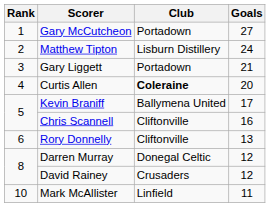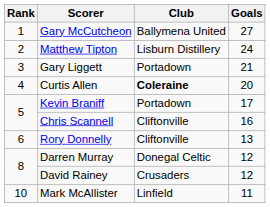(164, 31) Portadown -> (181, 31) Ballymena United
(181, 103) Ballymena United -> (164, 103) Portadown
